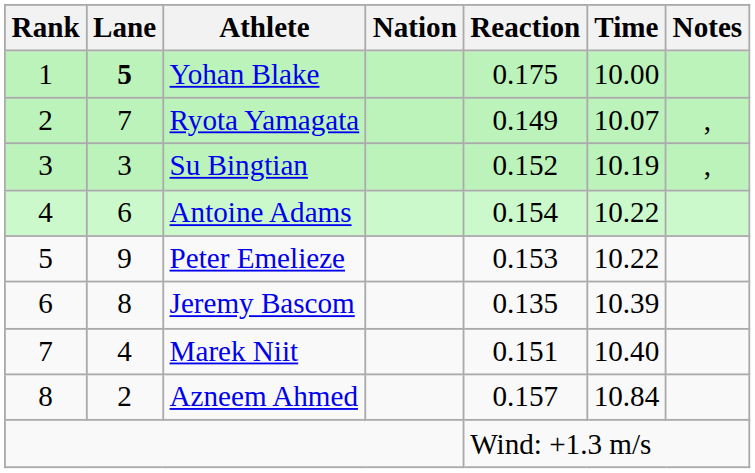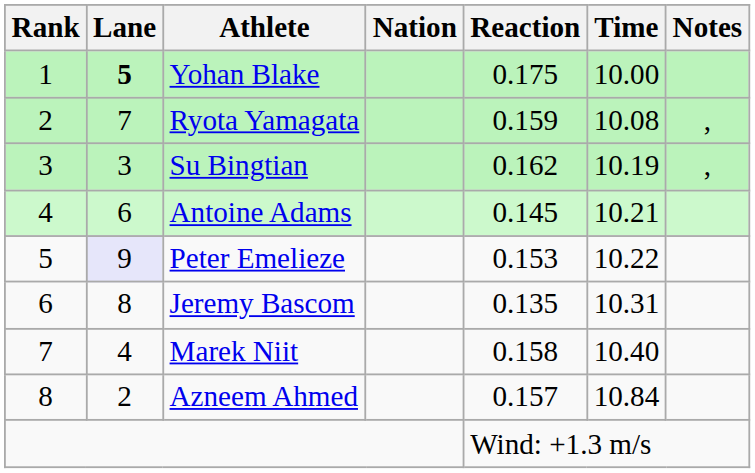(525, 119) 0.149 -> (525, 119) 0.159
(626, 119) 10.07 -> (626, 119) 10.08
(525, 166) 0.152 -> (525, 166) 0.162
(525, 212) 0.154 -> (525, 212) 0.145
(626, 212) 10.22 -> (626, 212) 10.21
(125, 258) no background -> (125, 258) lavender background
(626, 304) 10.39 -> (626, 304) 10.31
(525, 350) 0.151 -> (525, 350) 0.158
